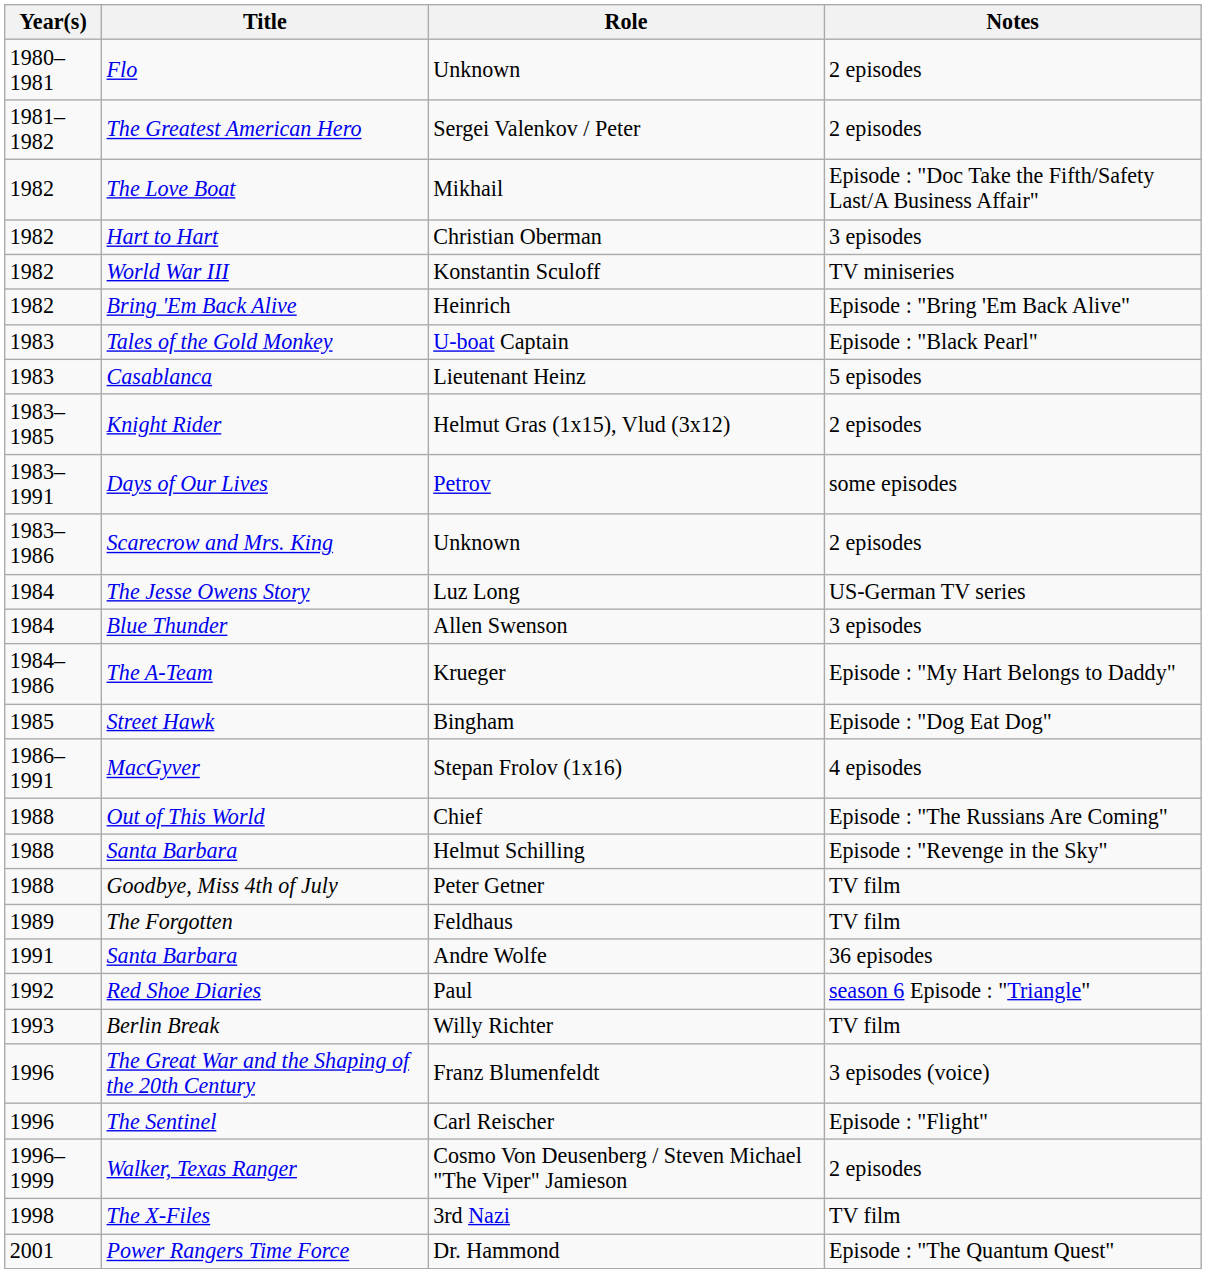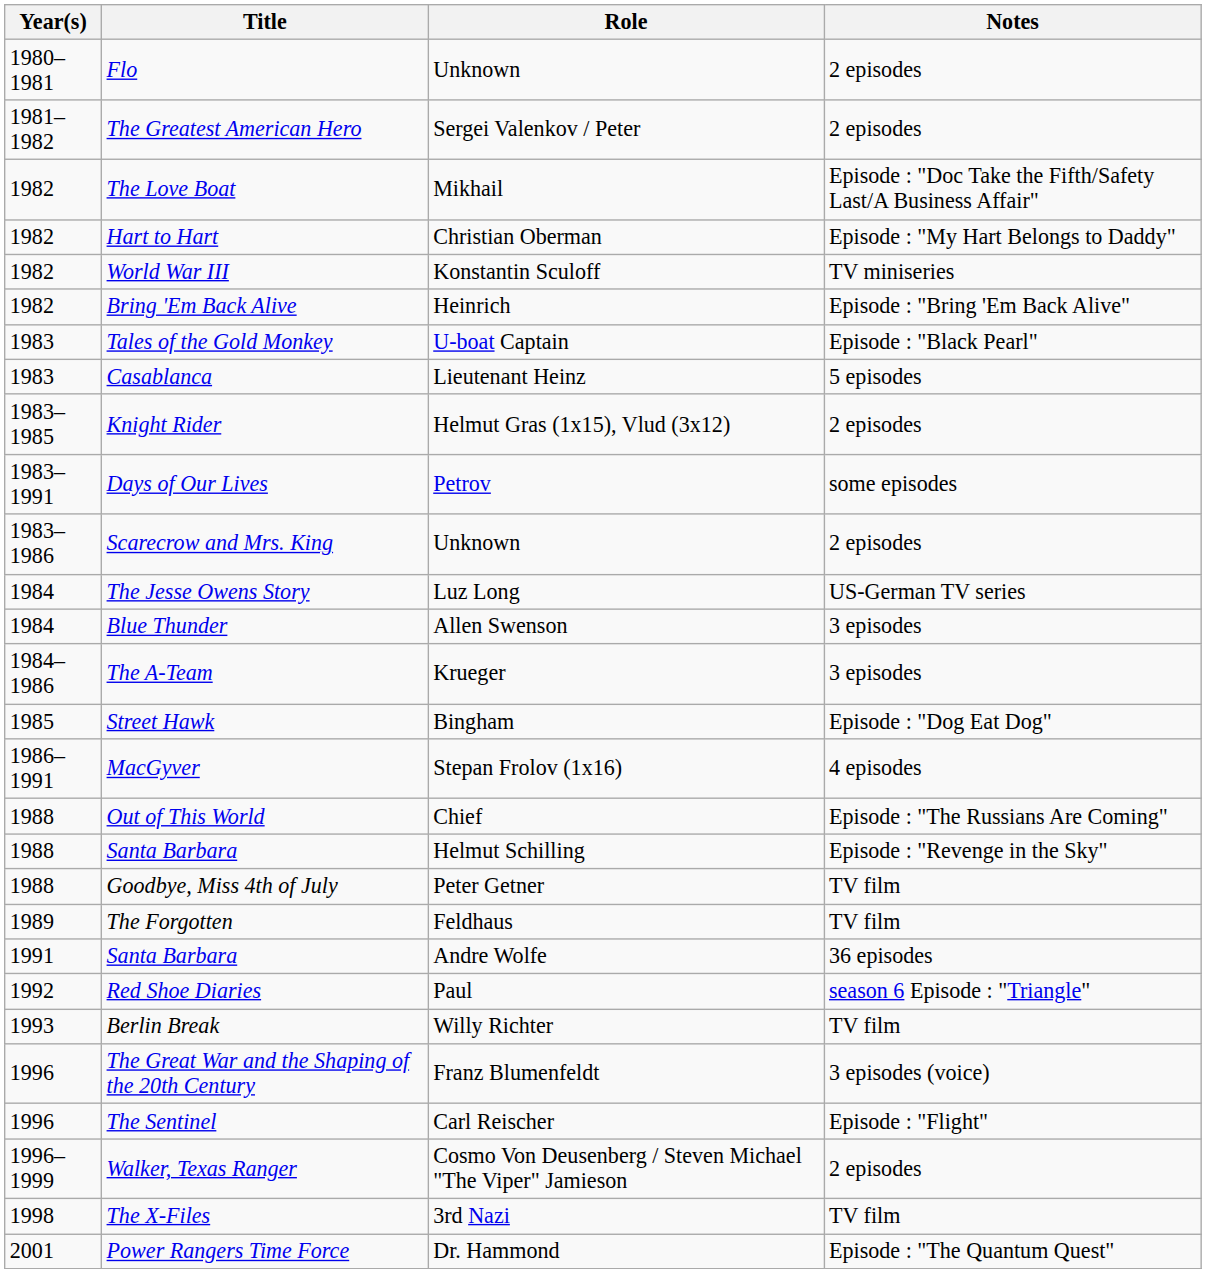(875, 236) 3 episodes -> (1002, 236) Episode : "My Hart Belongs to Daddy"
(1002, 673) Episode : "My Hart Belongs to Daddy" -> (875, 673) 3 episodes
